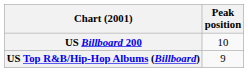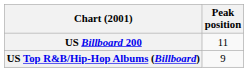(223, 42) 10 -> (223, 42) 11
